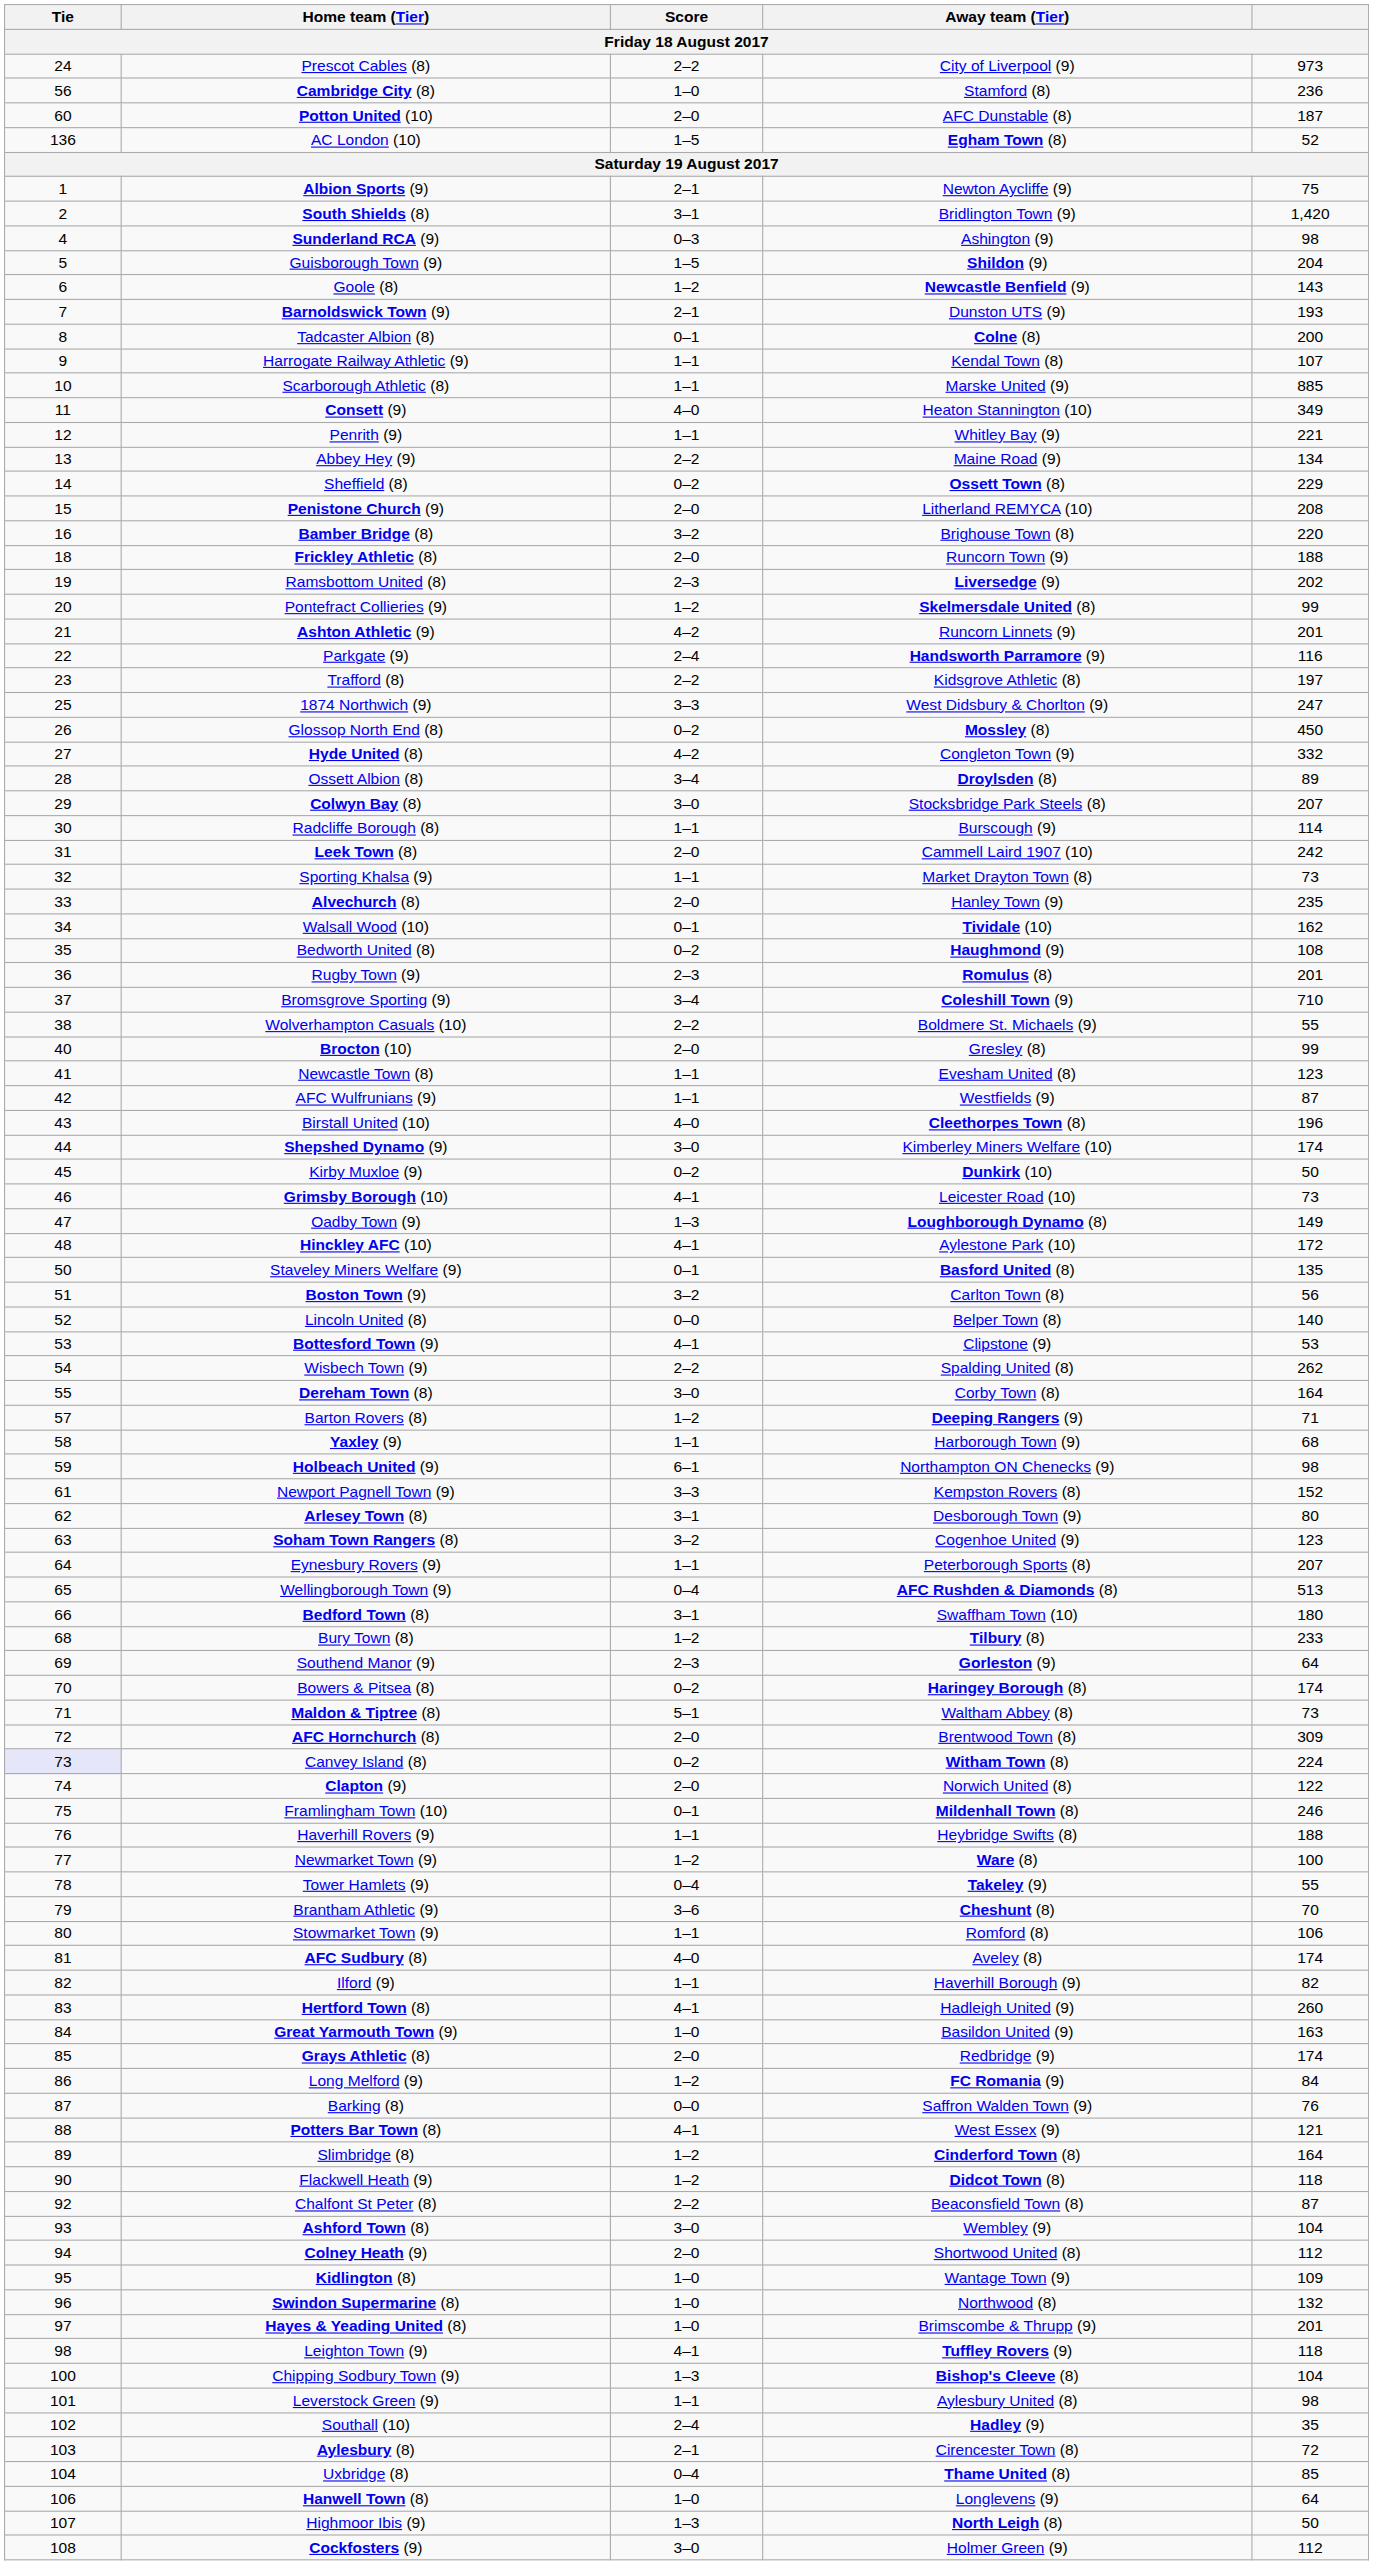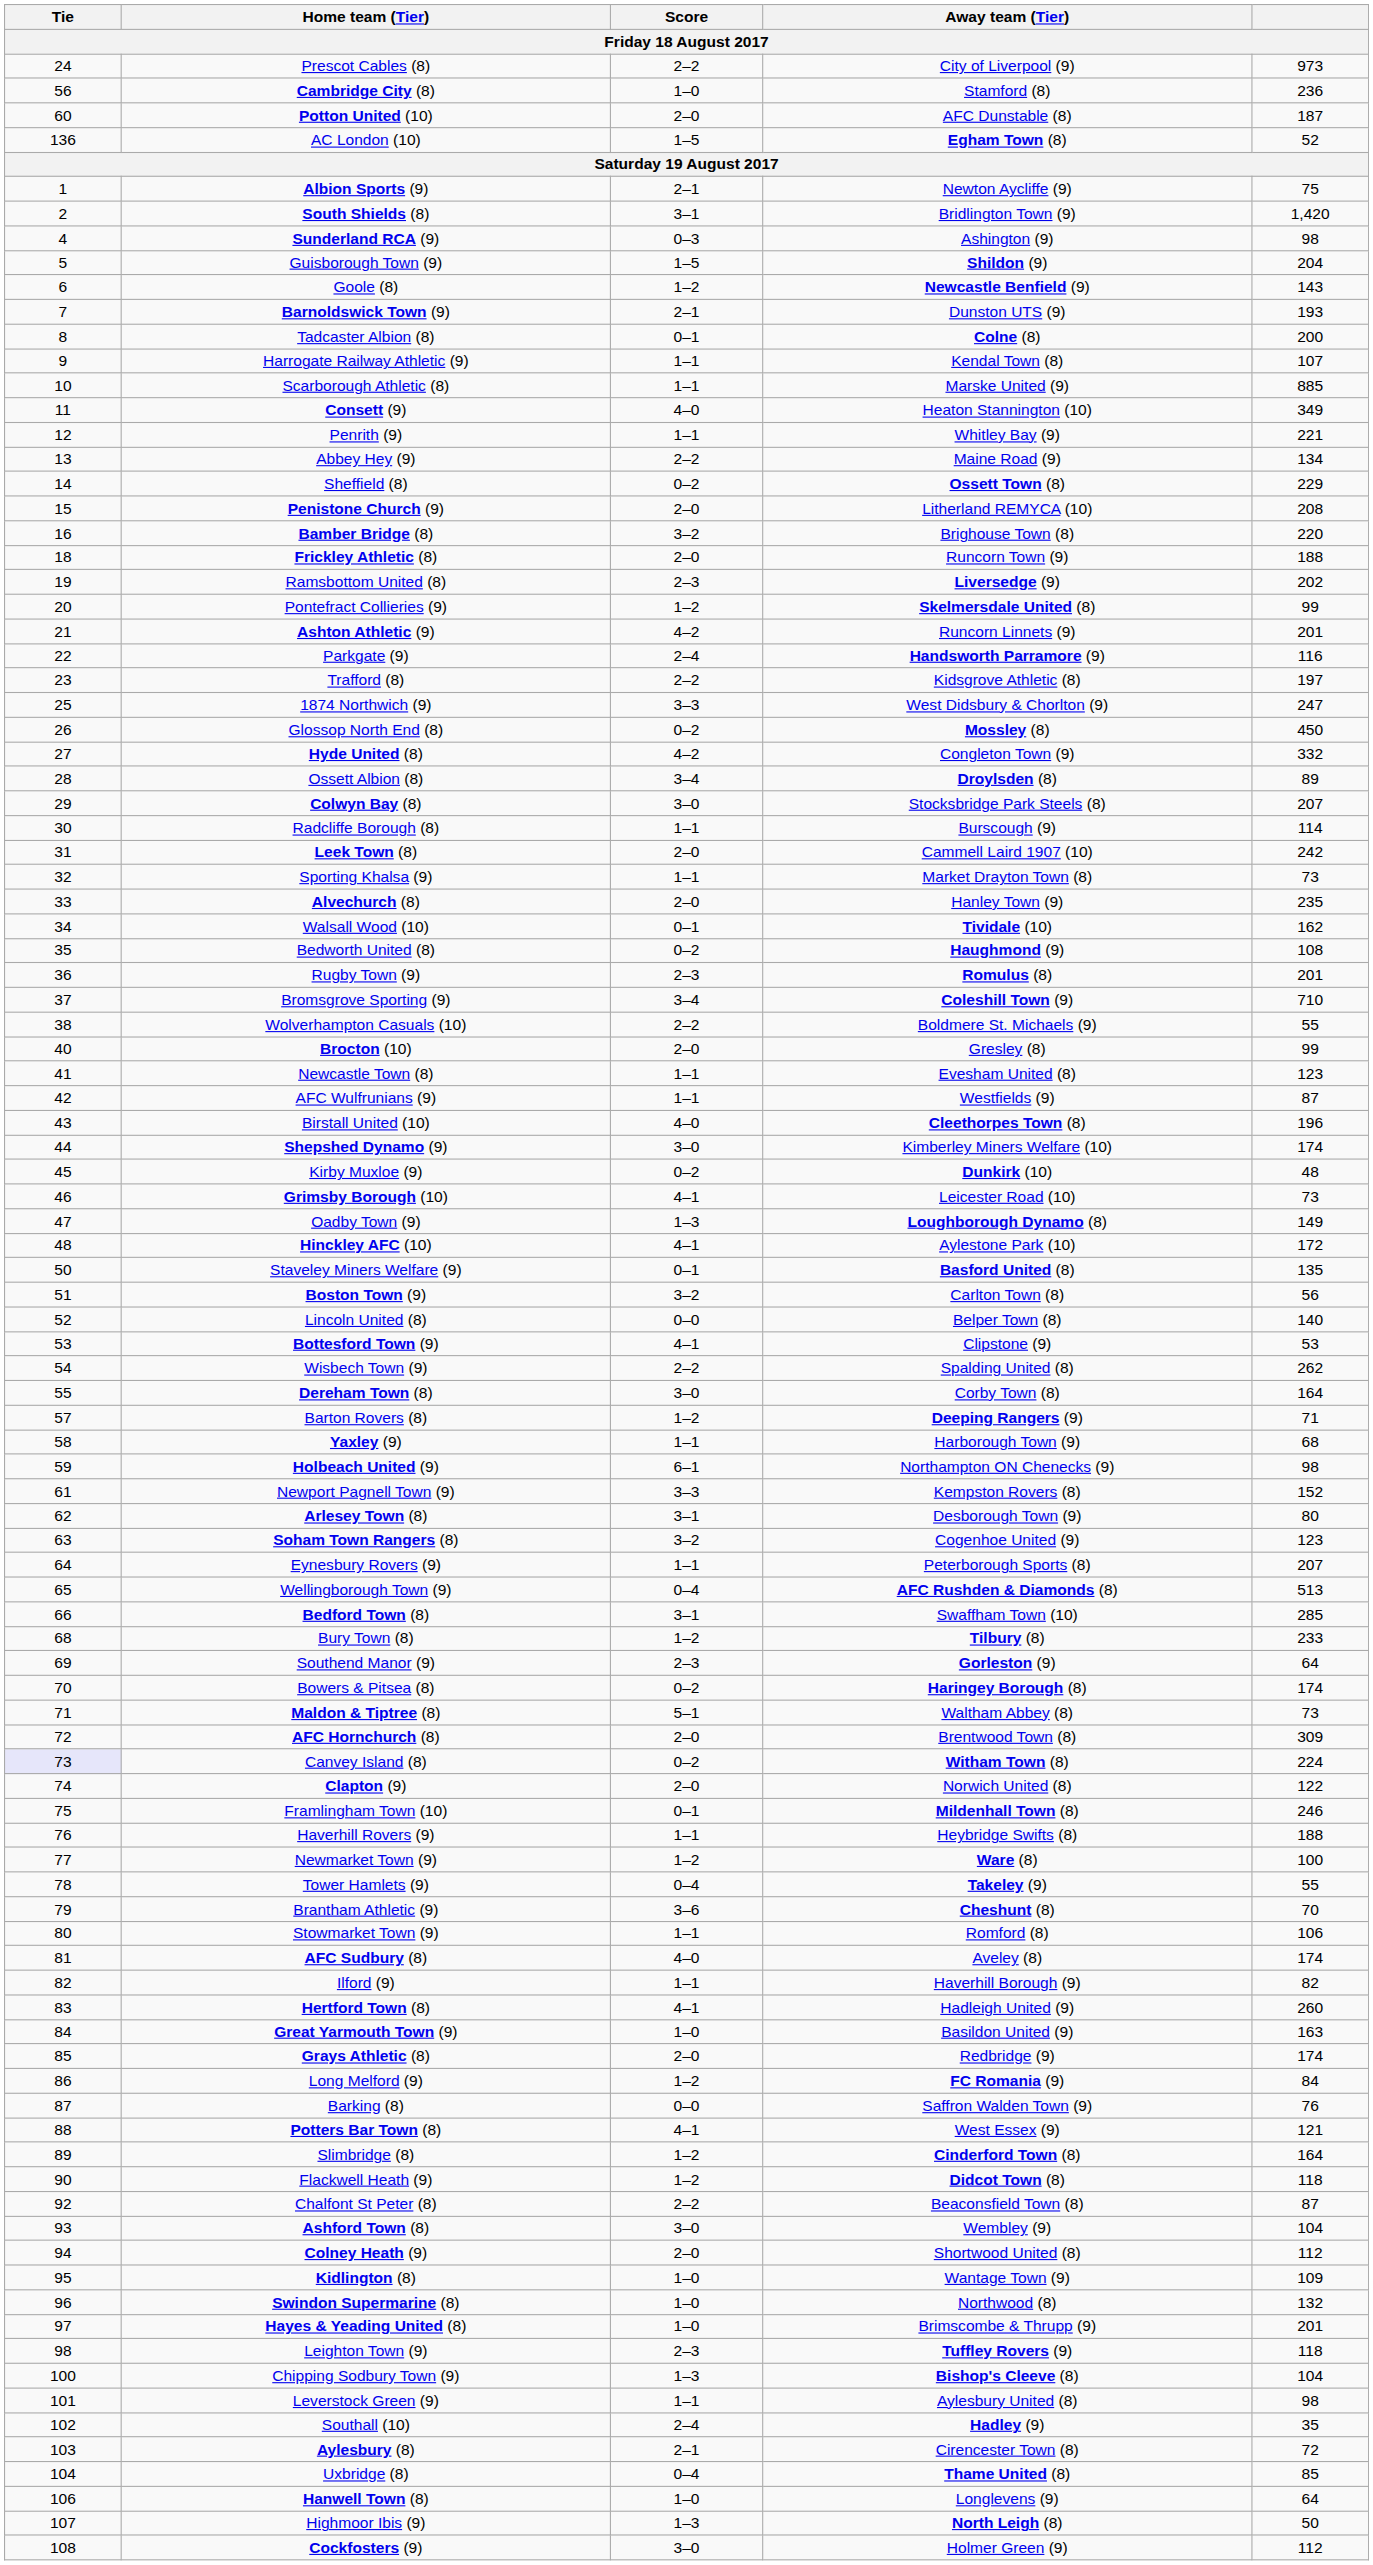(1310, 1172) 50 -> (1310, 1172) 48
(1310, 1614) 180 -> (1310, 1614) 285
(687, 2351) 4–1 -> (687, 2351) 2–3
